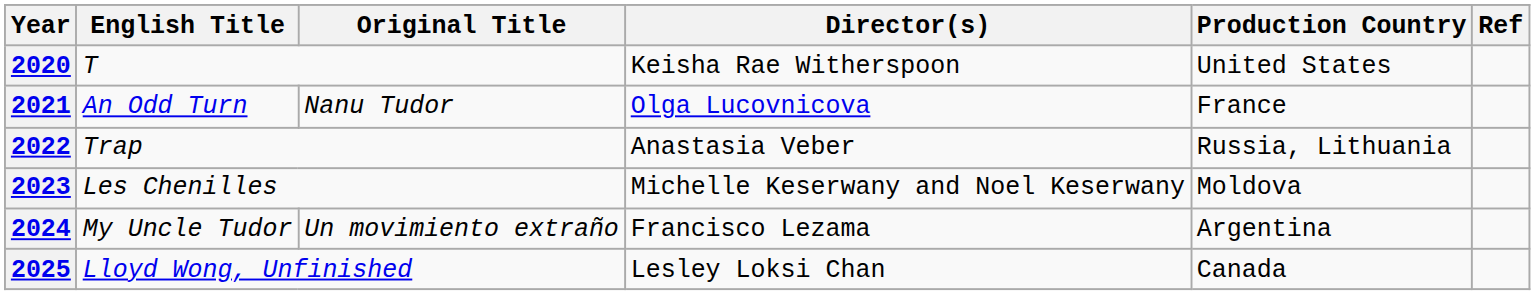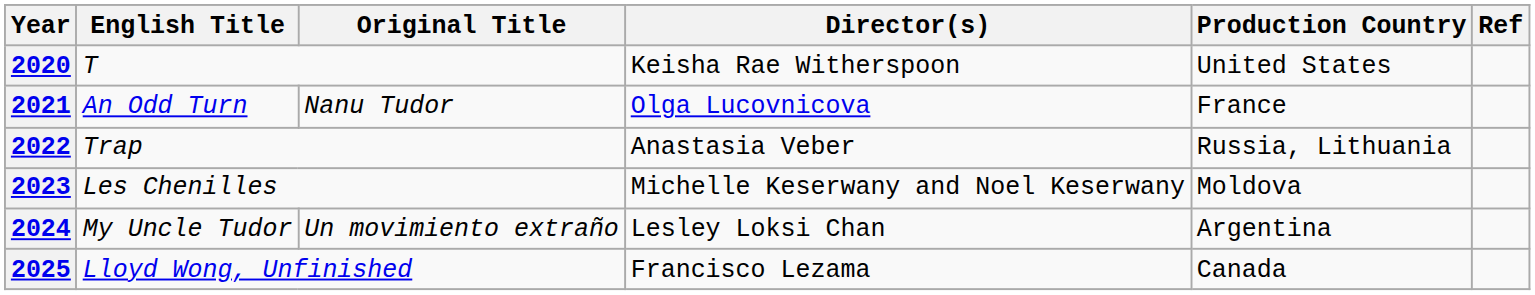(751, 229) Francisco Lezama -> (758, 229) Lesley Loksi Chan
(758, 269) Lesley Loksi Chan -> (751, 269) Francisco Lezama
